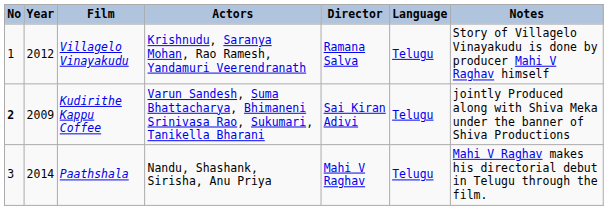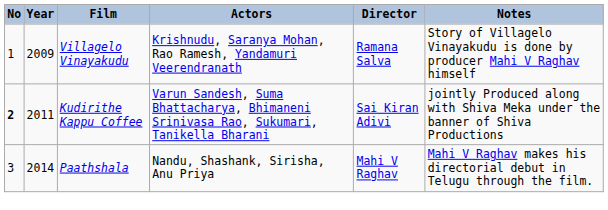- column: (420, 14)
(40, 54) 2012 -> (40, 54) 2009
(40, 114) 2009 -> (40, 114) 2011
